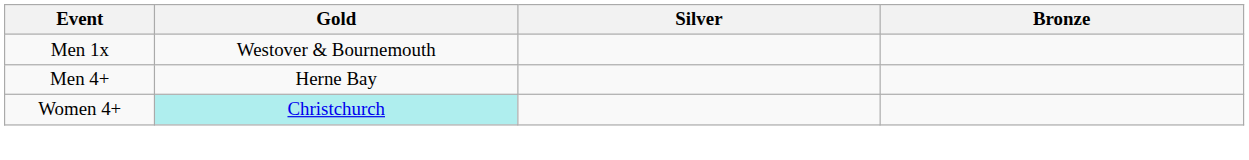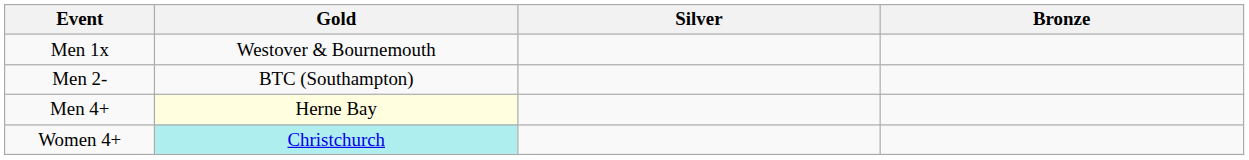+ row: (80, 79)
(336, 79) no background -> (336, 109) lightyellow background
